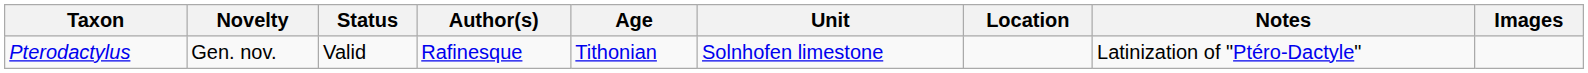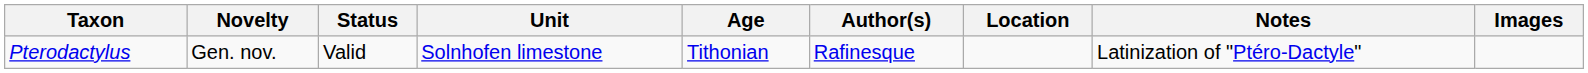columns swapped: (494, 20) <-> (830, 20)
